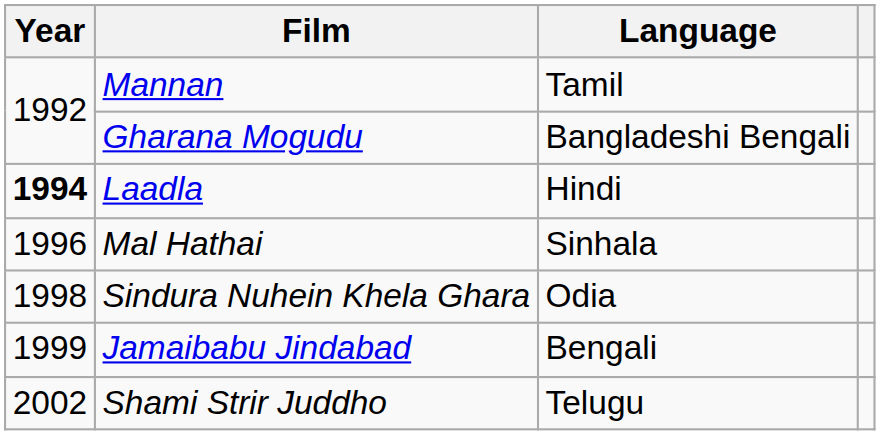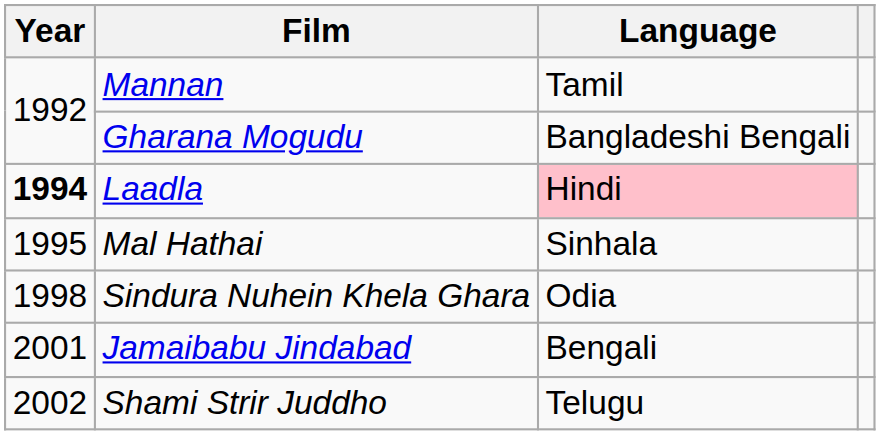(584, 190) no background -> (584, 190) pink background
(50, 243) 1996 -> (50, 243) 1995
(50, 349) 1999 -> (50, 349) 2001
